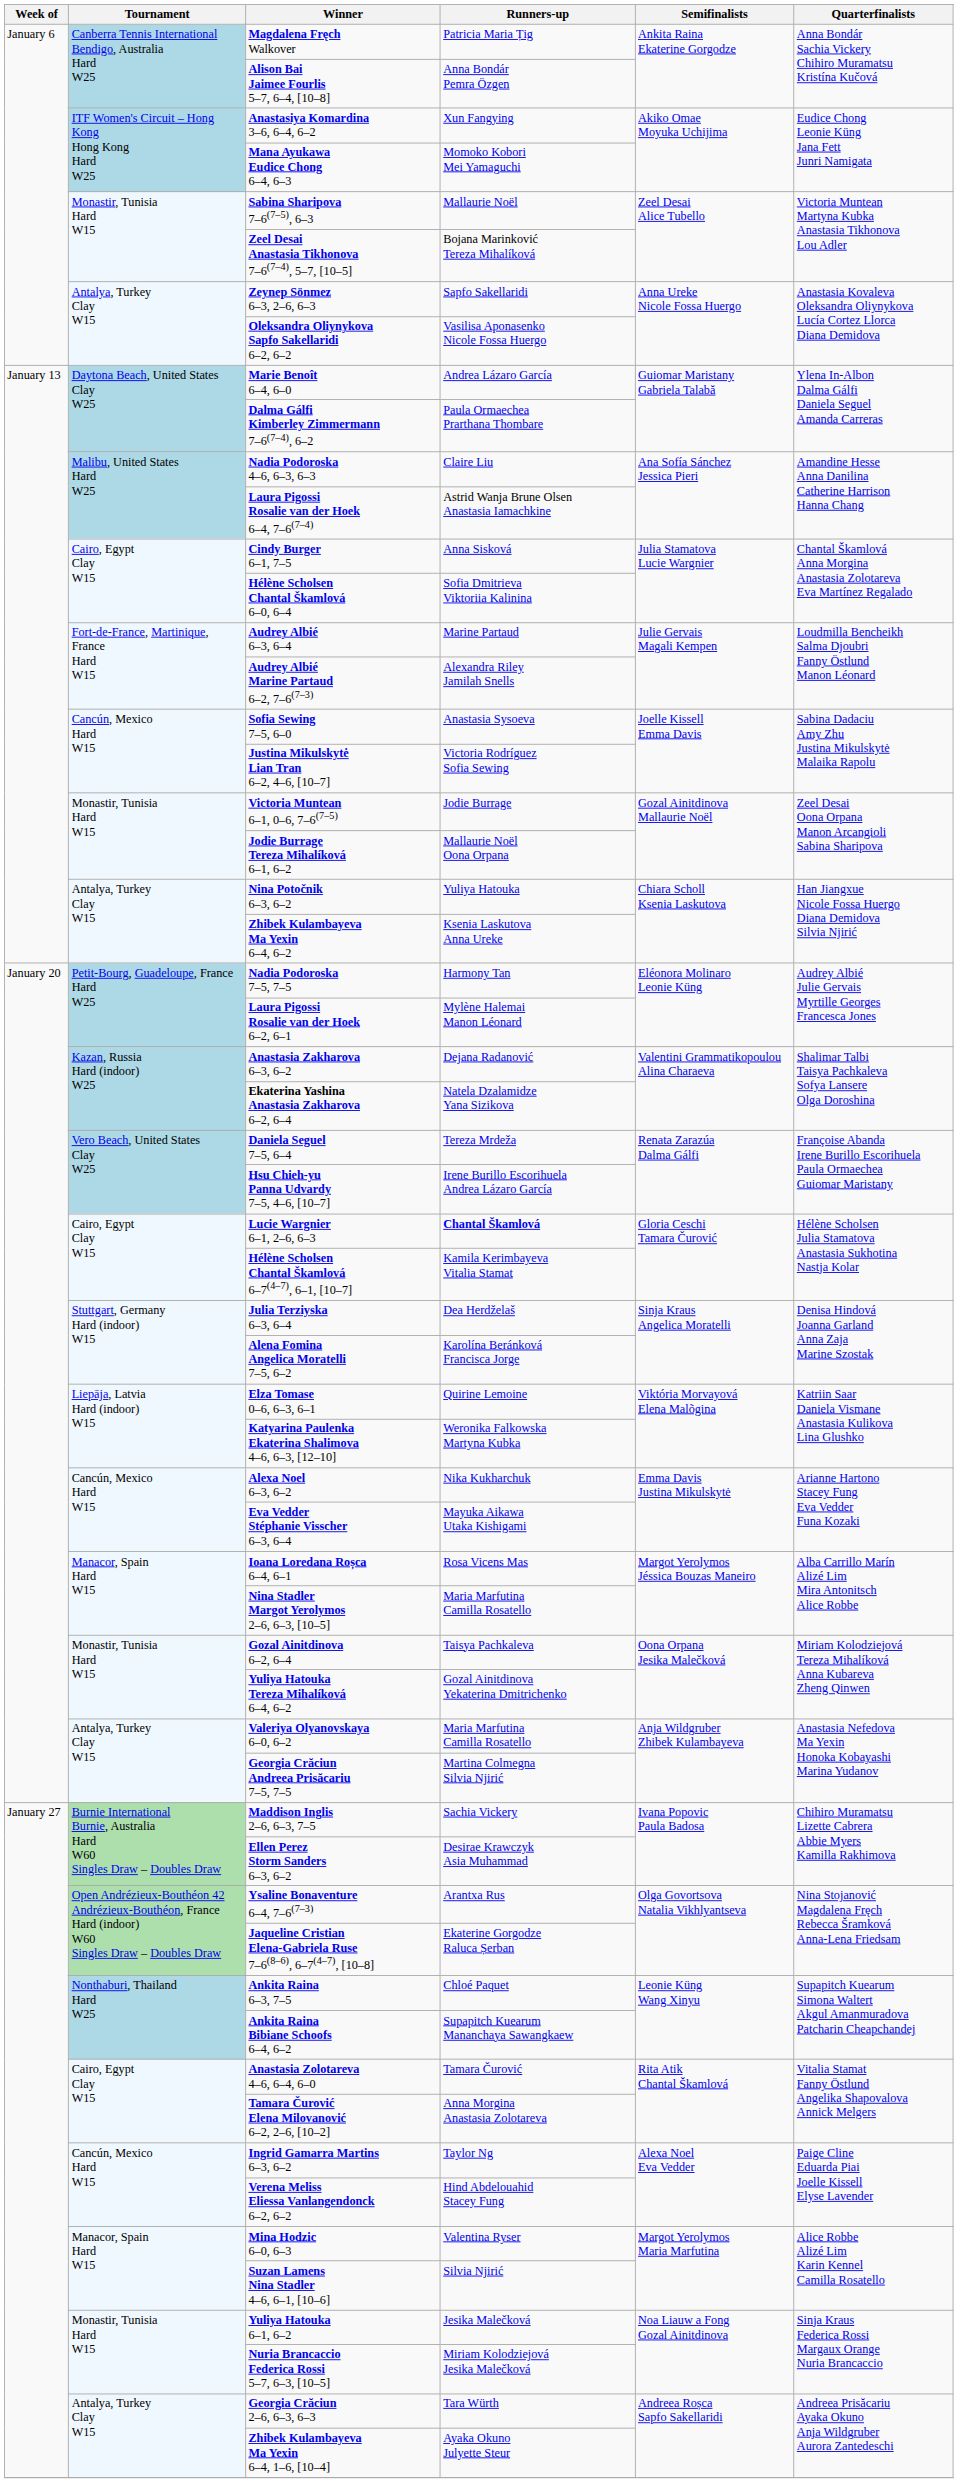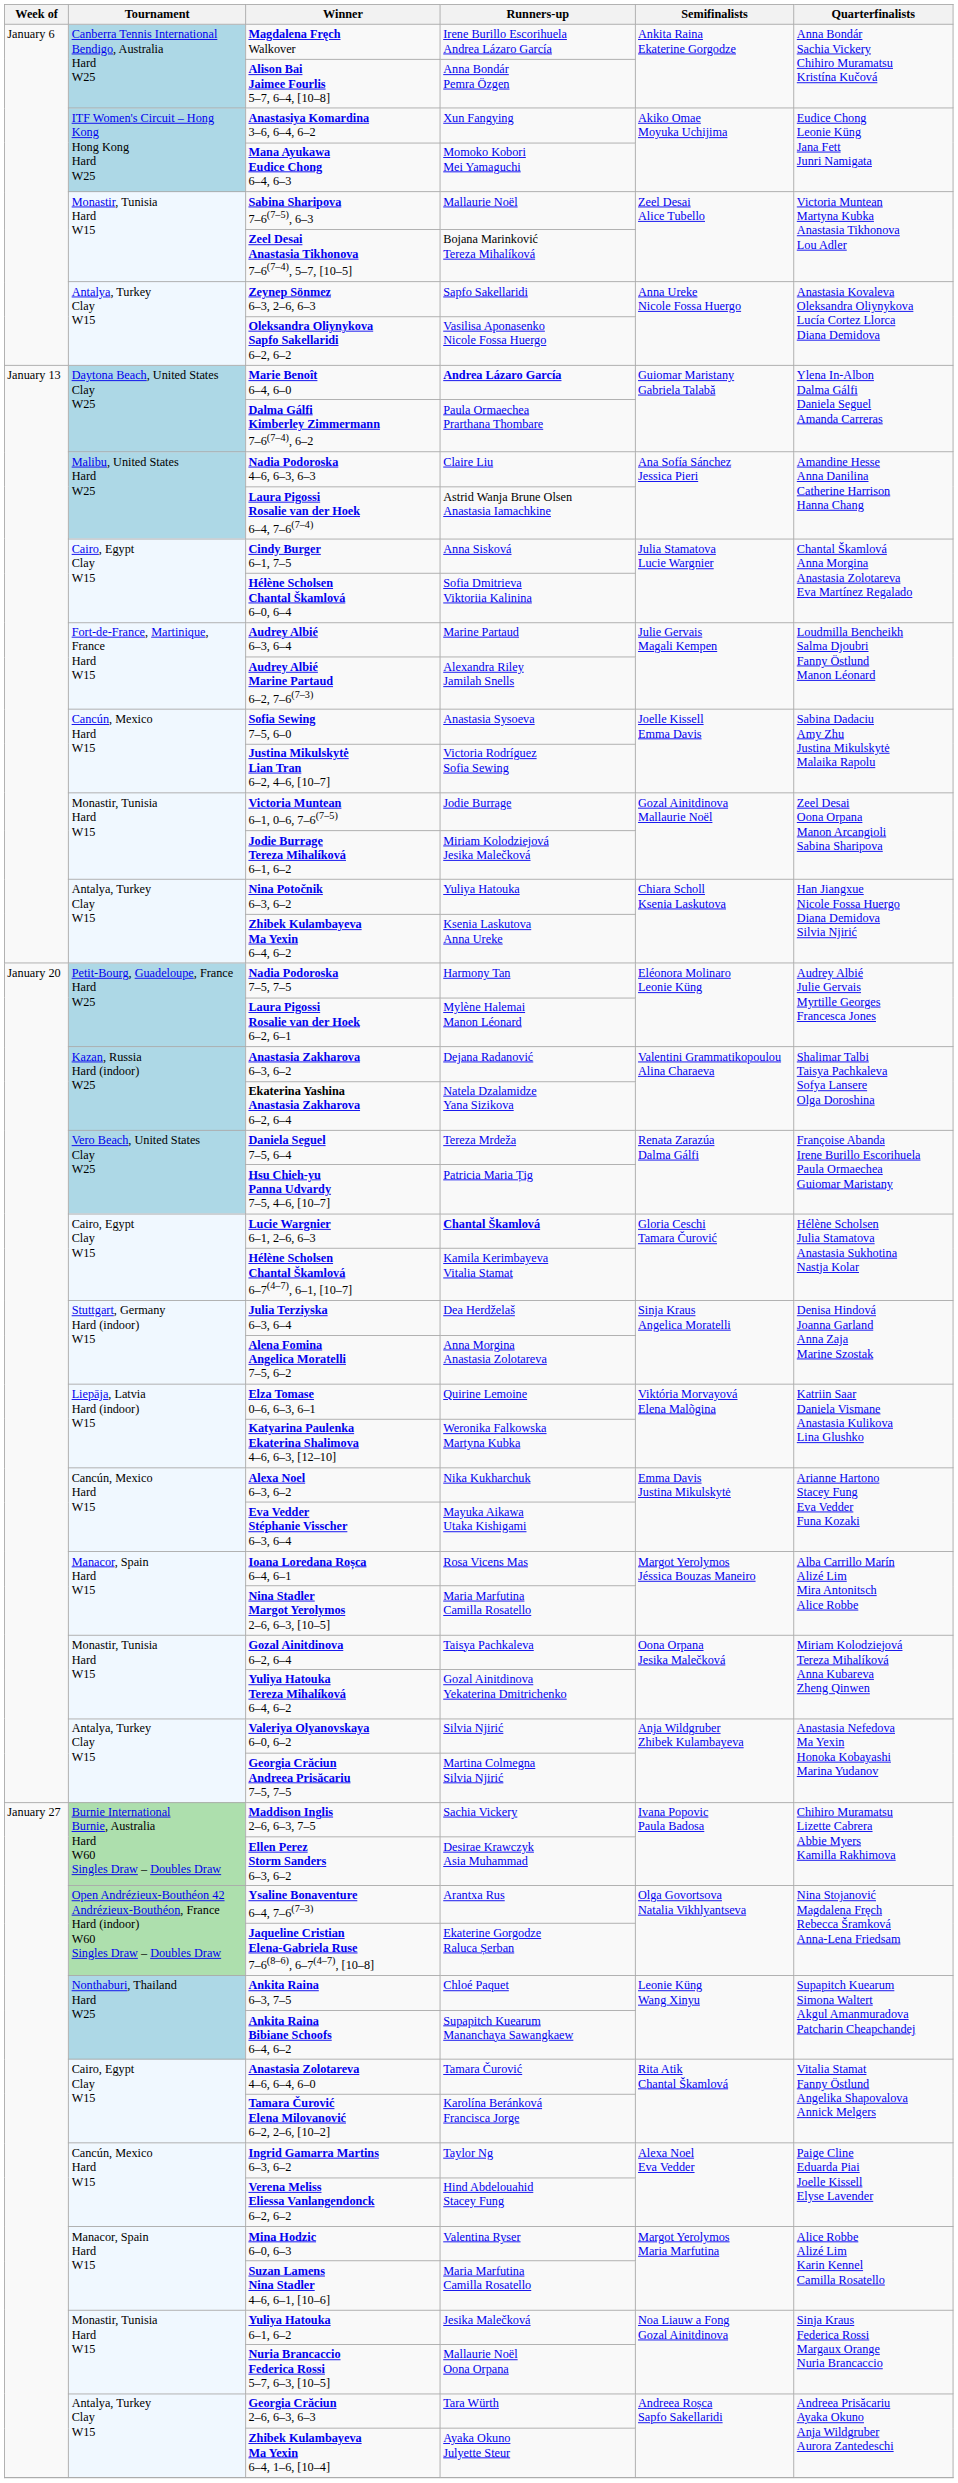(488, 34) Patricia Maria Țig -> (505, 41) Irene Burillo Escorihuela Andrea Lázaro García
(498, 375) normal -> (502, 375) bold
(480, 847) Mallaurie Noël Oona Orpana -> (496, 847) Miriam Kolodziejová Jesika Malečková
(505, 1181) Irene Burillo Escorihuela Andrea Lázaro García -> (488, 1174) Patricia Maria Țig
(493, 1352) Karolína Beránková Francisca Jorge -> (495, 1352) Anna Morgina Anastasia Zolotareva
(487, 1735) Maria Marfutina Camilla Rosatello -> (473, 1728) Silvia Njirić
(495, 2110) Anna Morgina Anastasia Zolotareva -> (493, 2110) Karolína Beránková Francisca Jorge
(473, 2270) Silvia Njirić -> (487, 2278) Maria Marfutina Camilla Rosatello
(496, 2361) Miriam Kolodziejová Jesika Malečková -> (480, 2361) Mallaurie Noël Oona Orpana
